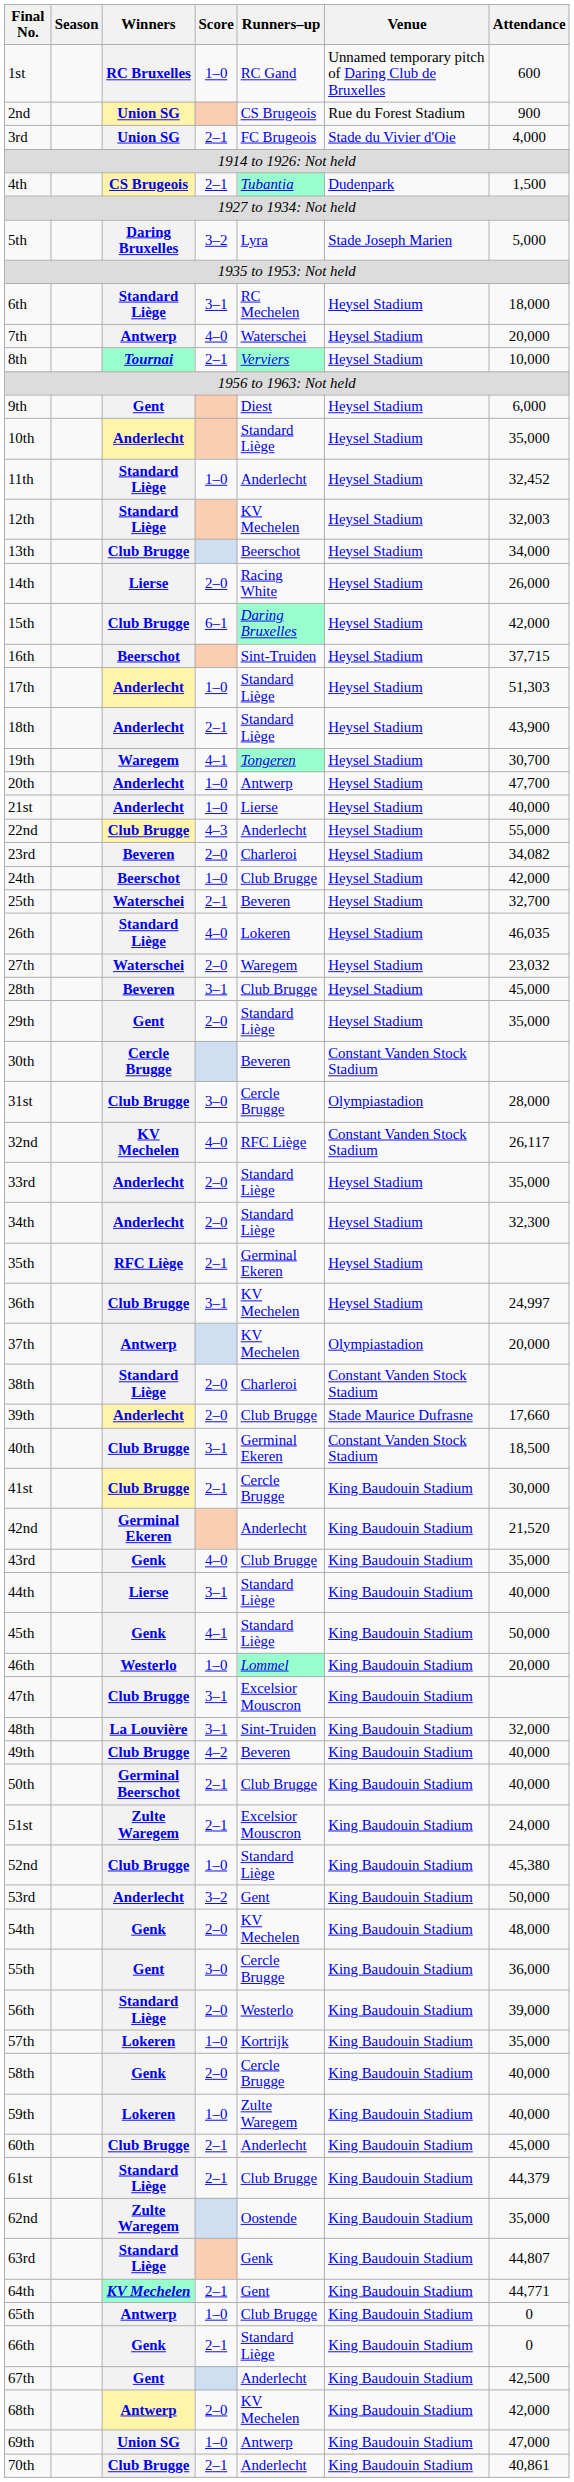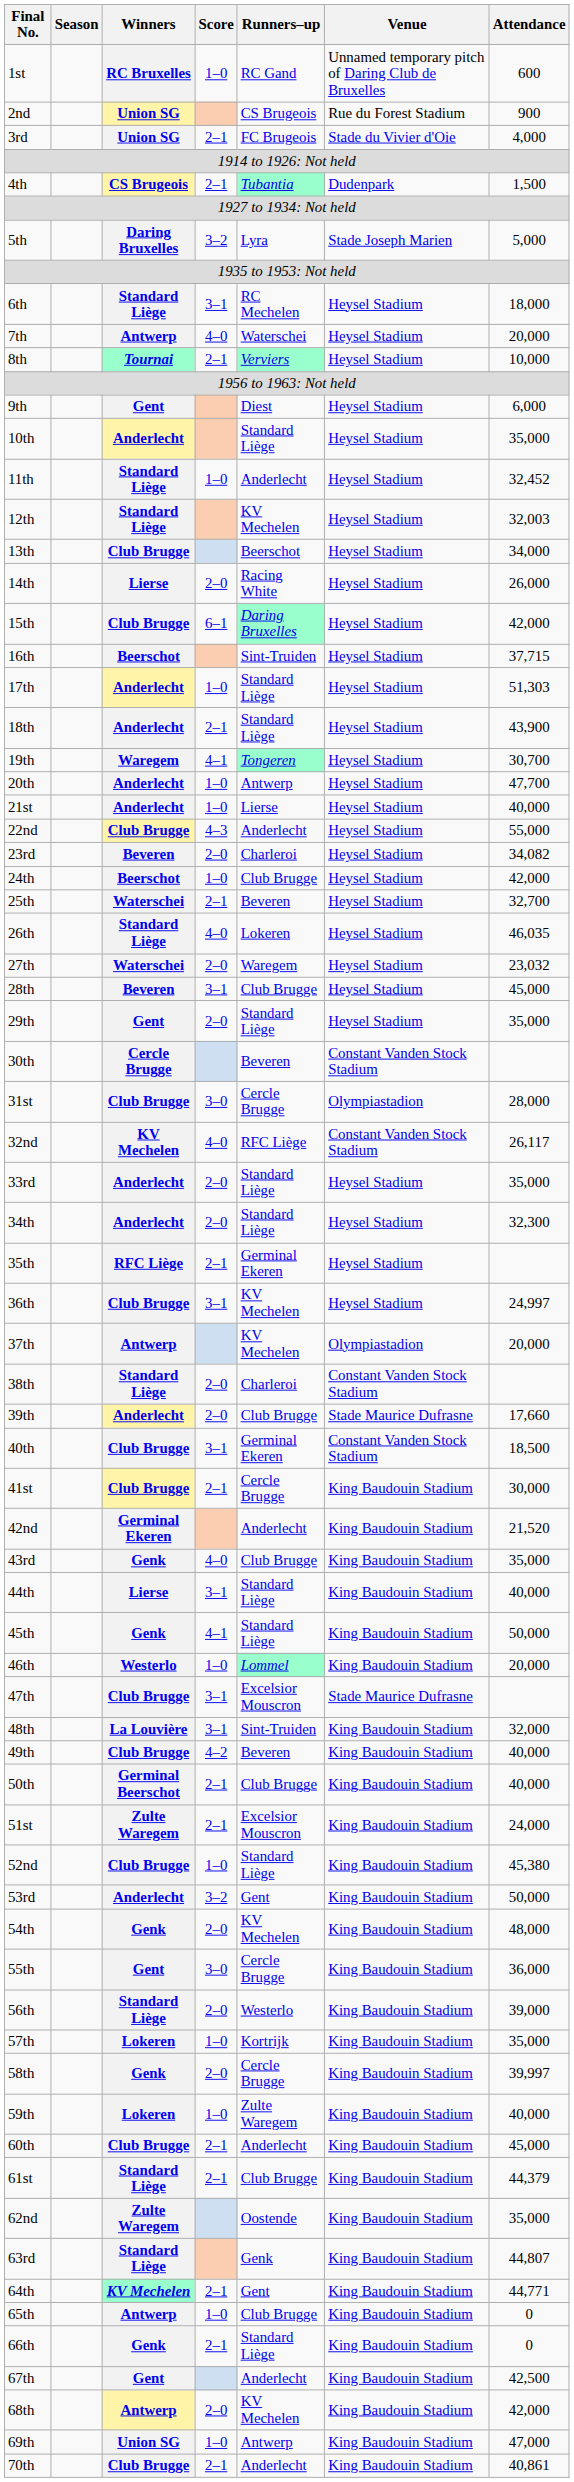(400, 1696) King Baudouin Stadium -> (400, 1696) Stade Maurice Dufrasne
(529, 2073) 40,000 -> (529, 2073) 39,997
